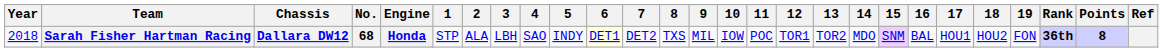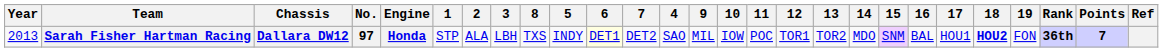columns swapped: (535, 15) <-> (674, 15)
(23, 36) 2018 -> (23, 36) 2013
(366, 36) 68 -> (366, 36) 97
(992, 36) normal -> (992, 36) bold
(1102, 36) 8 -> (1102, 36) 7
